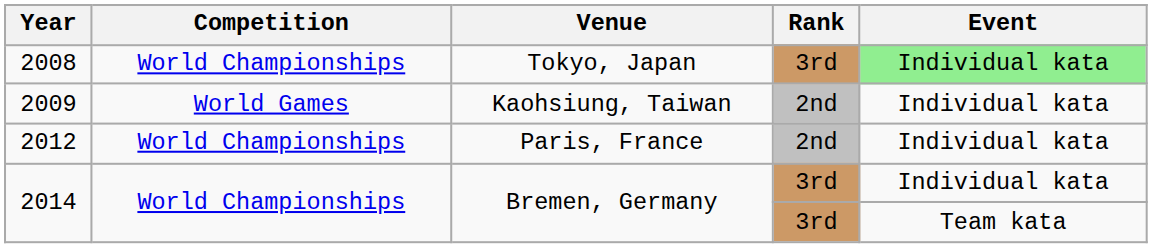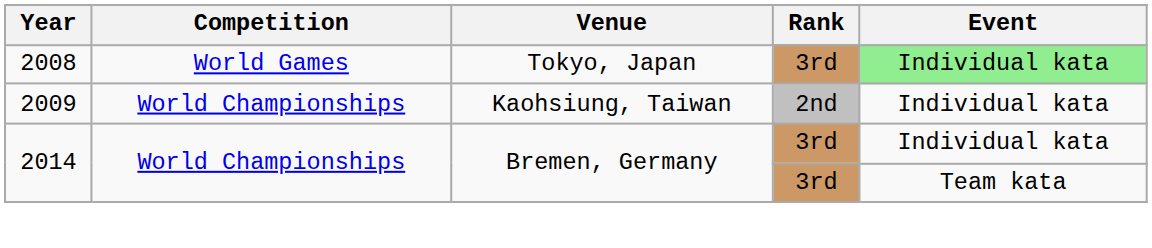(271, 64) World Championships -> (271, 64) World Games
(271, 103) World Games -> (271, 103) World Championships
- row: (49, 143)
